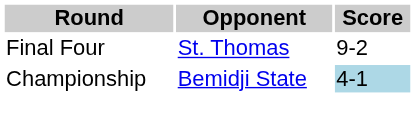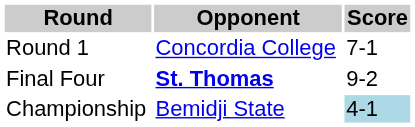+ row: (48, 48)
(234, 48) normal -> (215, 78) bold
